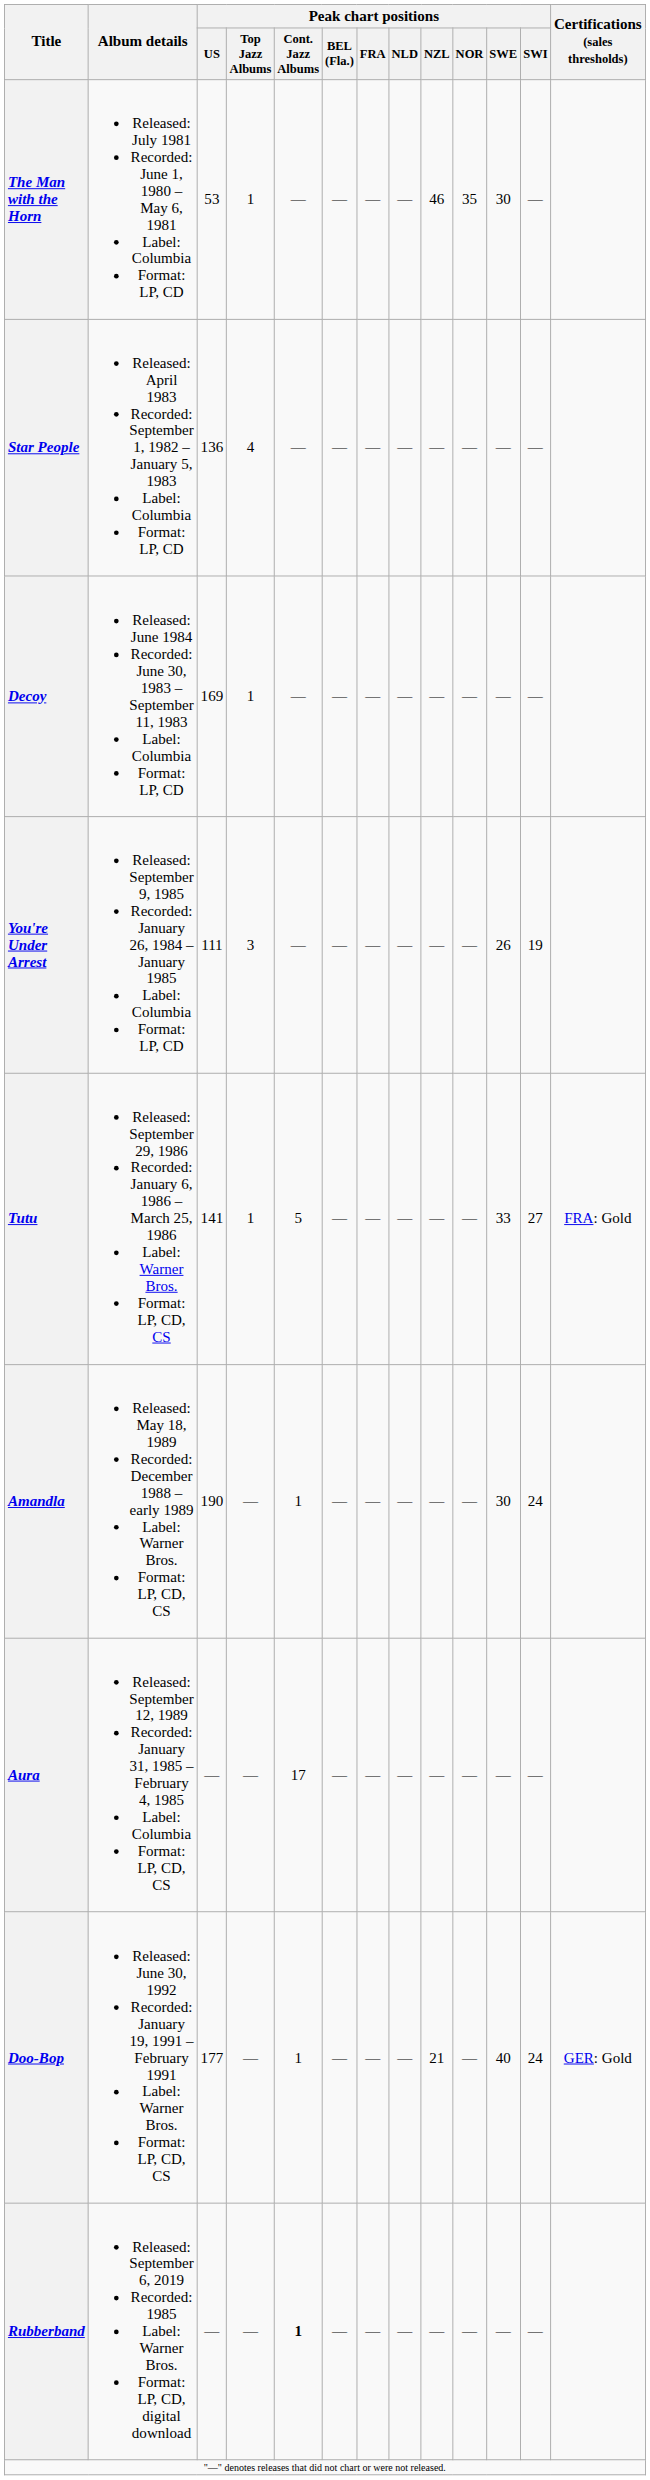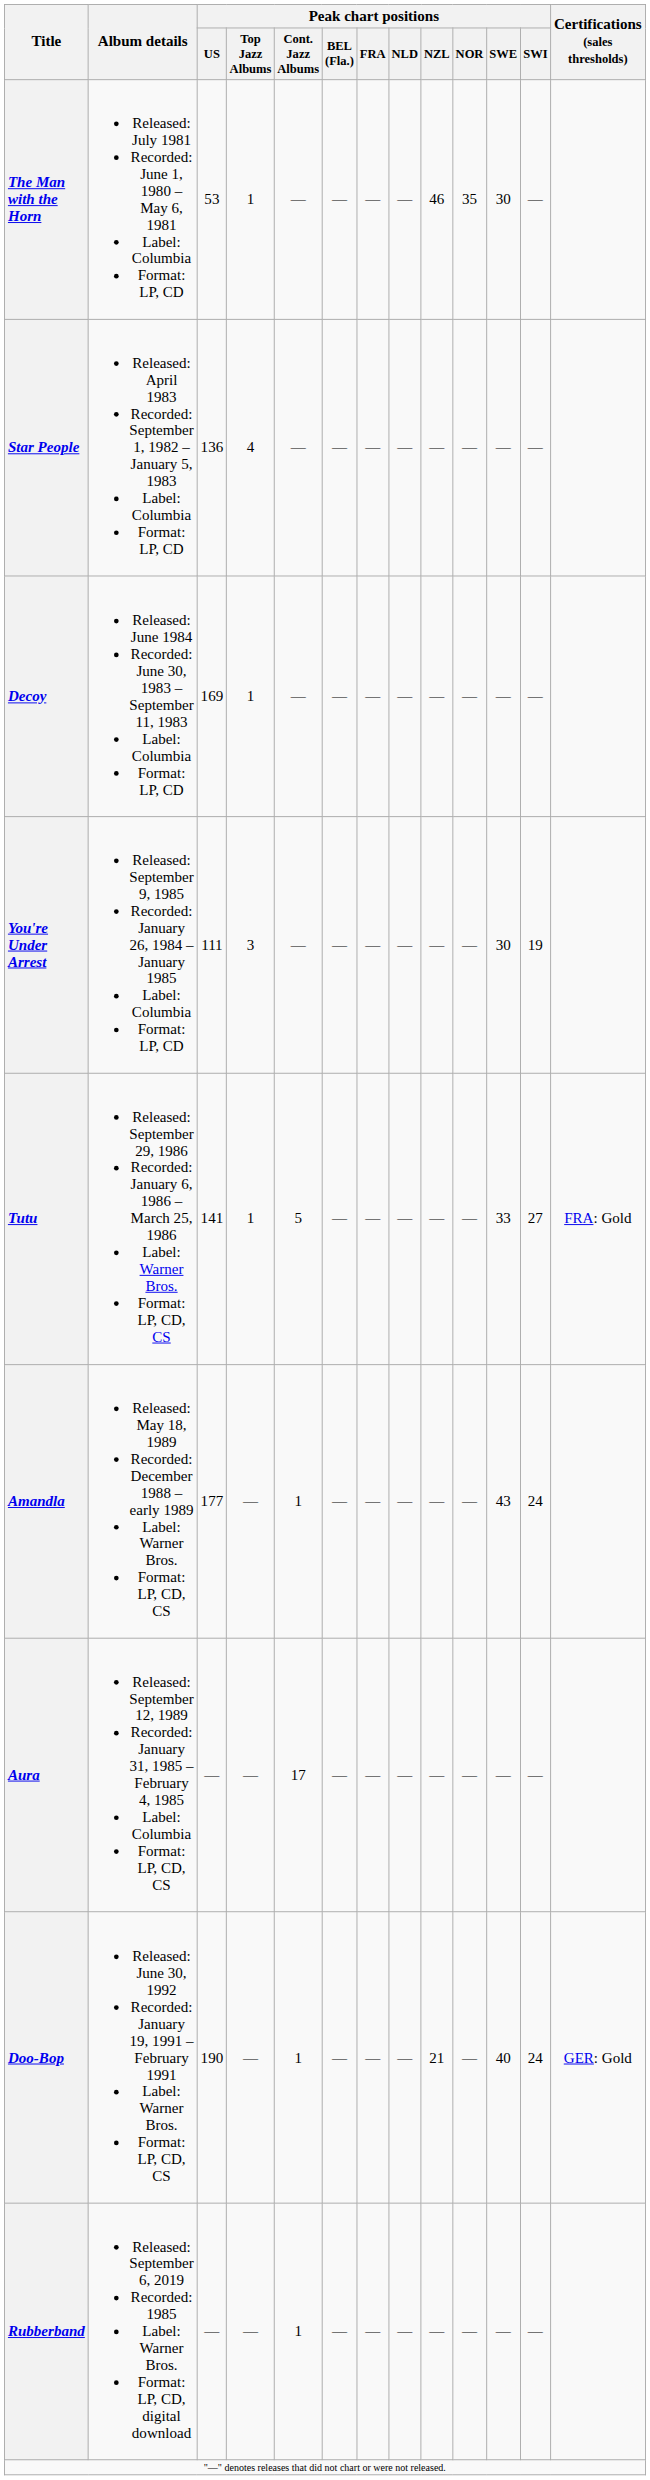(503, 944) 26 -> (503, 944) 30
(212, 1501) 190 -> (212, 1501) 177
(503, 1501) 30 -> (503, 1501) 43
(212, 2057) 177 -> (212, 2057) 190
(298, 2331) bold -> (298, 2331) normal
